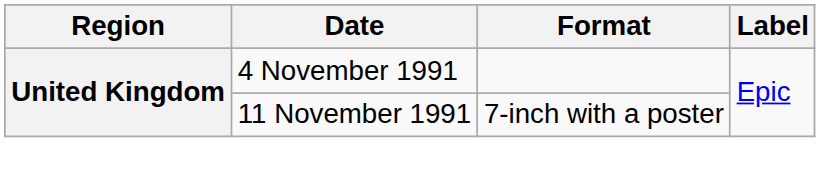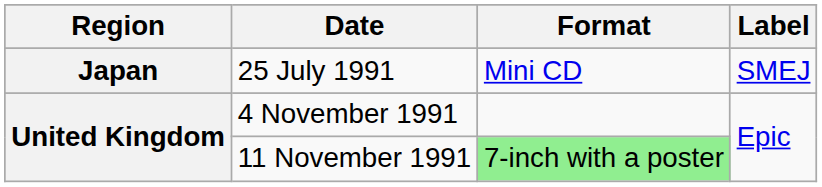+ row: (316, 70)
(604, 114) no background -> (604, 158) lightgreen background
